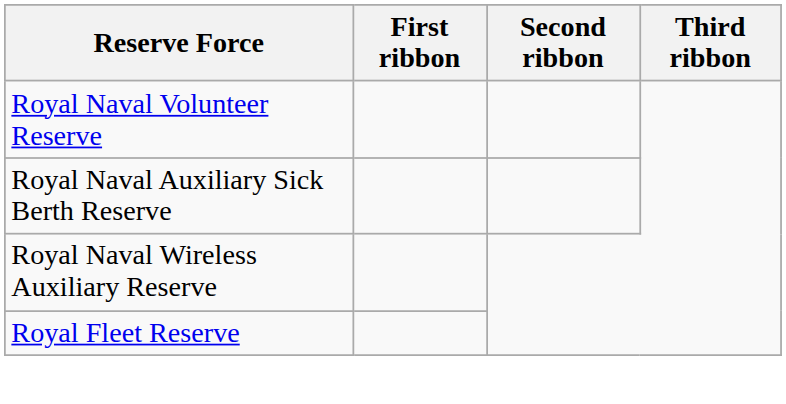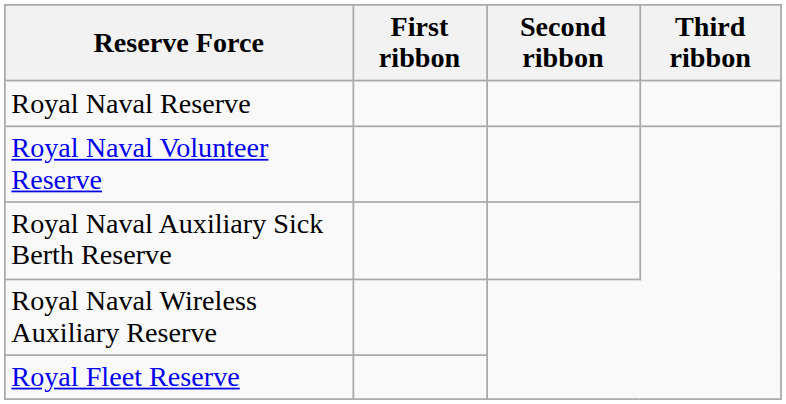+ row: (131, 103)
